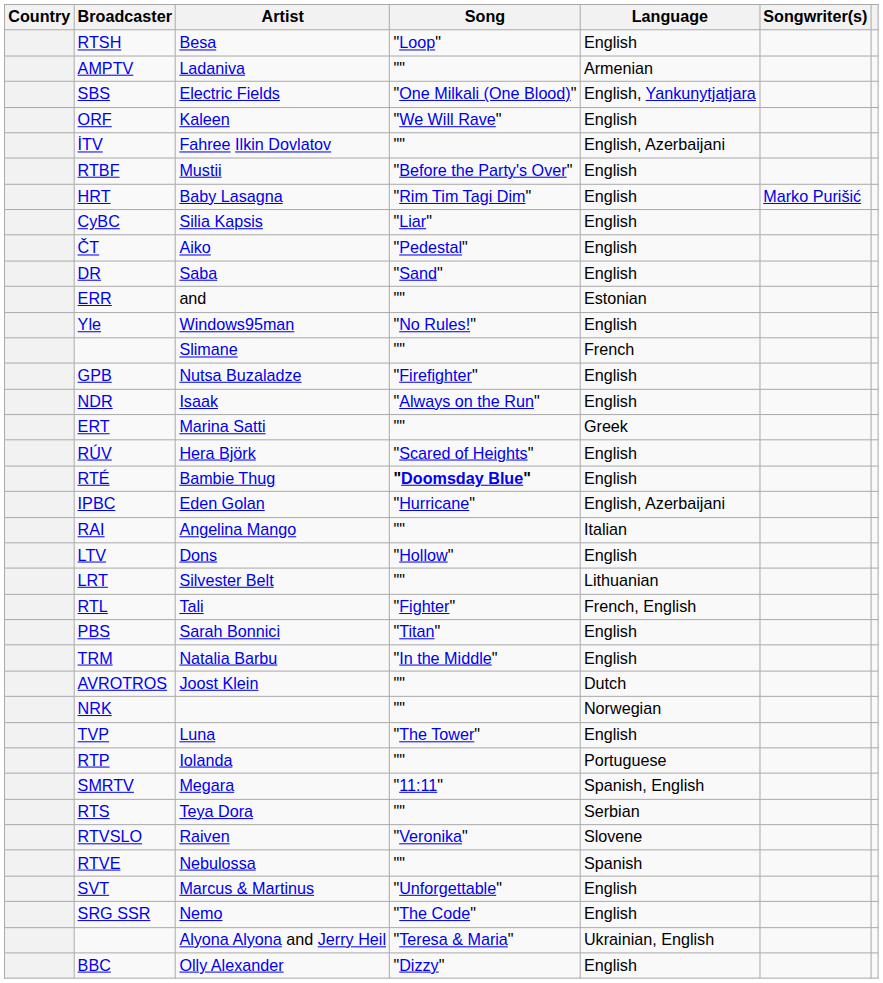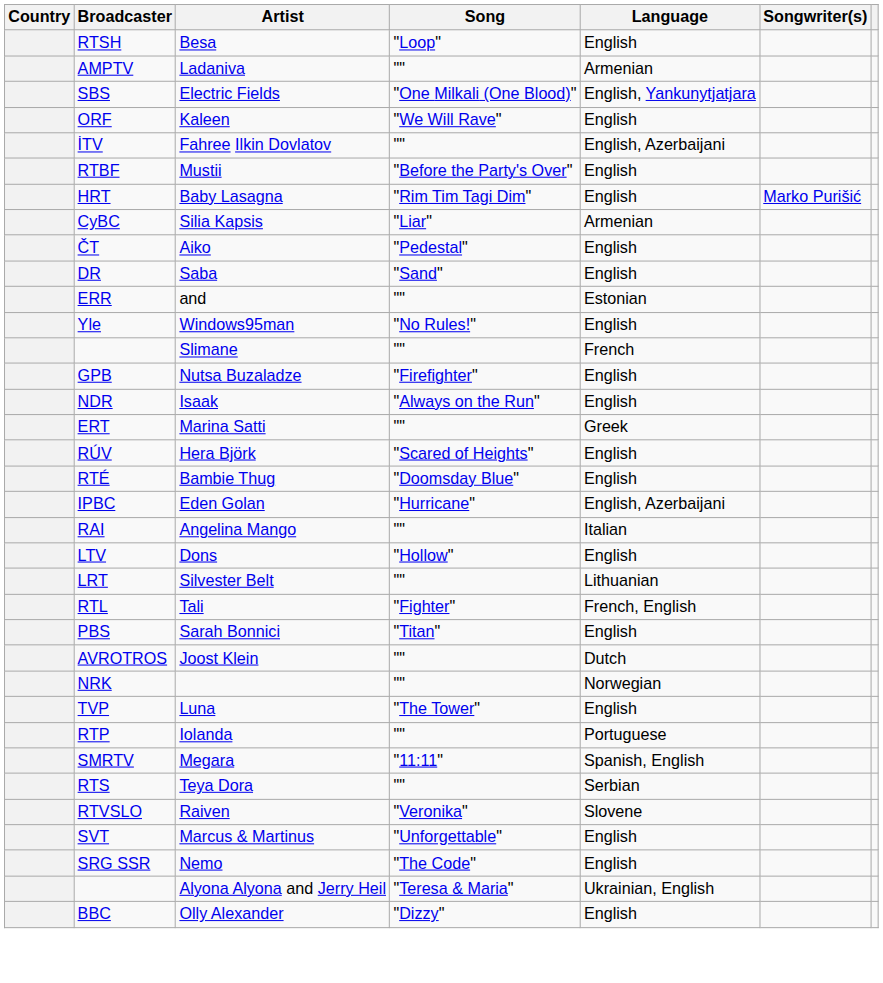(610, 222) English -> (619, 222) Armenian
(462, 478) bold -> (456, 478) normal
- row: (228, 658)
- row: (218, 863)
